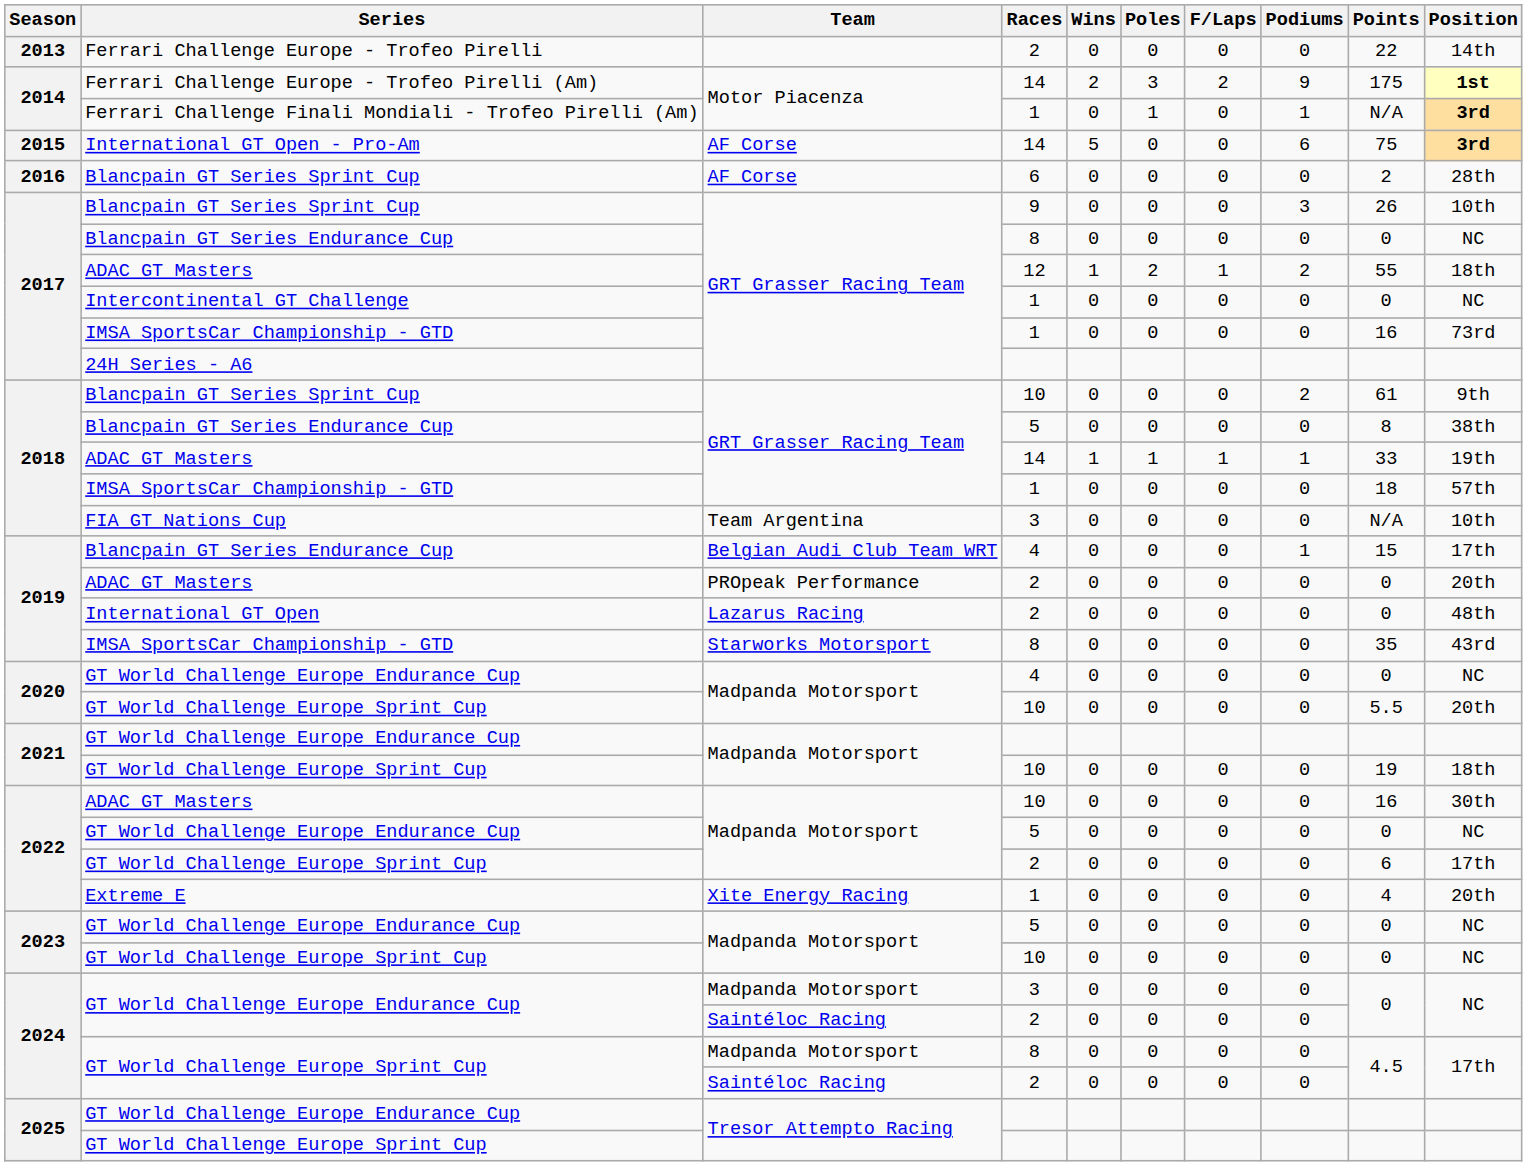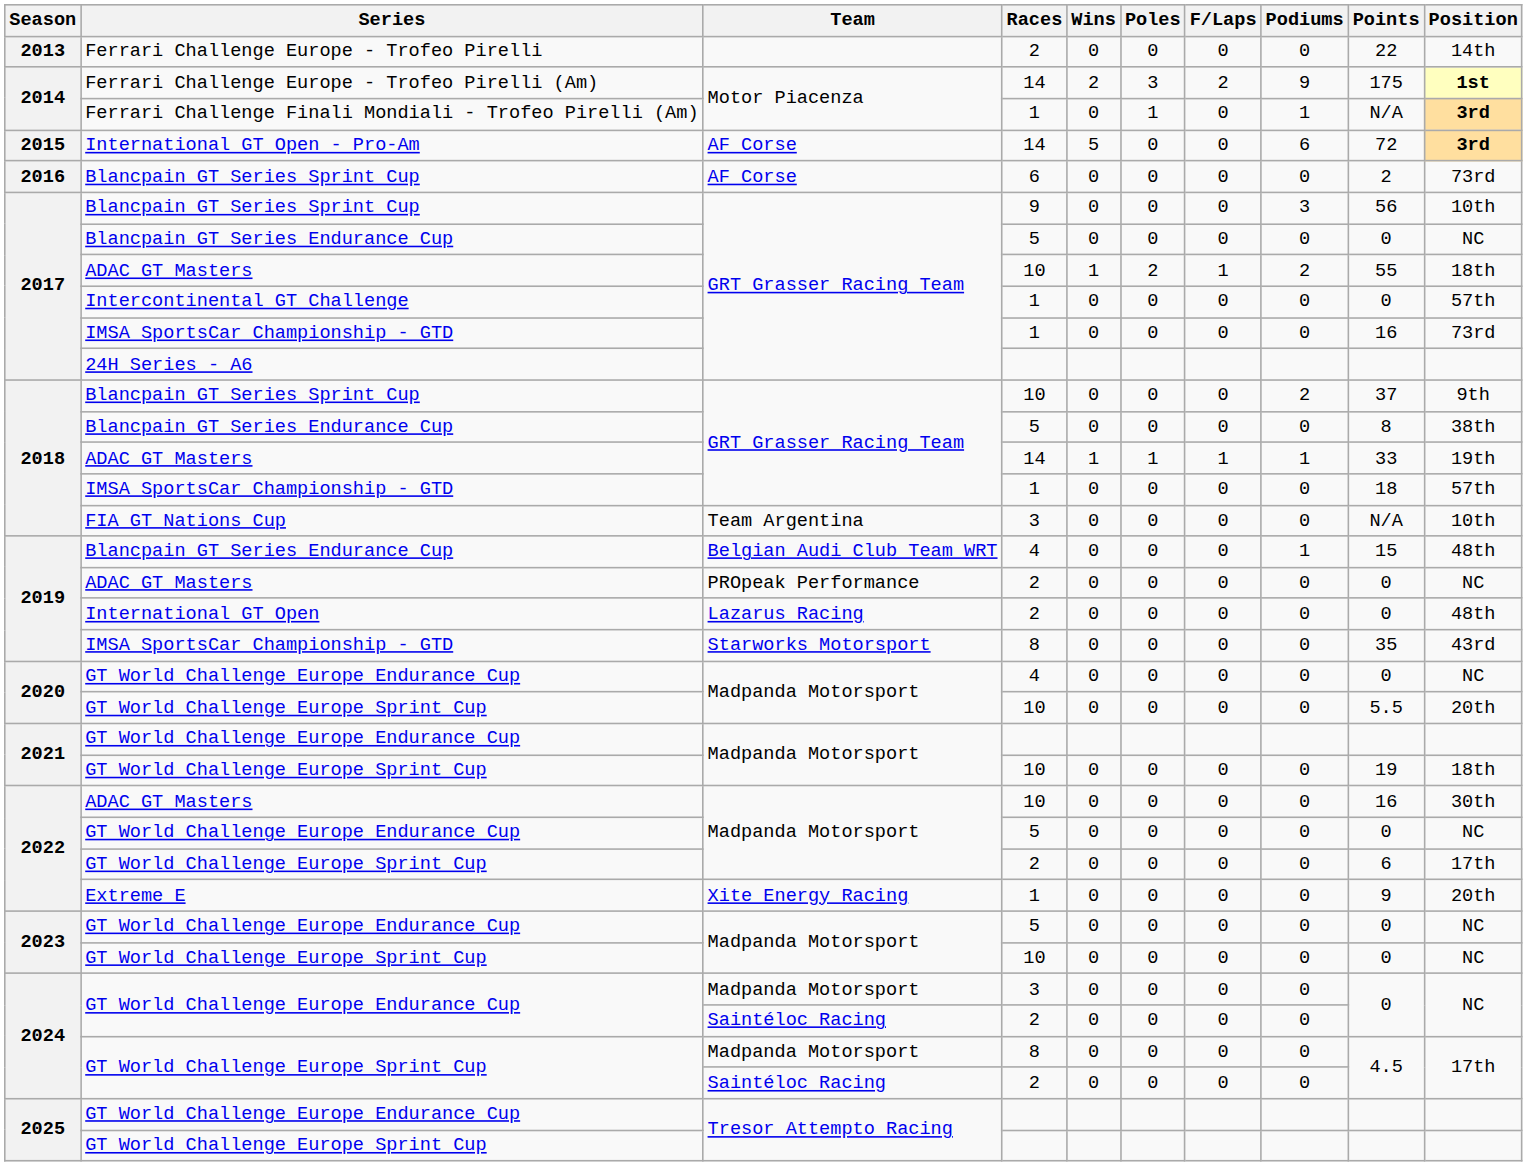(1386, 145) 75 -> (1386, 145) 72
(1473, 176) 28th -> (1473, 176) 73rd
(1386, 208) 26 -> (1386, 208) 56
(1034, 239) 8 -> (1034, 239) 5
(1034, 270) 12 -> (1034, 270) 10
(1473, 301) NC -> (1473, 301) 57th
(1386, 395) 61 -> (1386, 395) 37
(1473, 551) 17th -> (1473, 551) 48th
(1473, 583) 20th -> (1473, 583) NC
(1386, 895) 4 -> (1386, 895) 9
